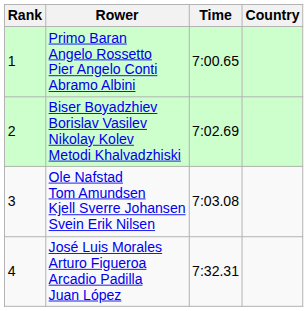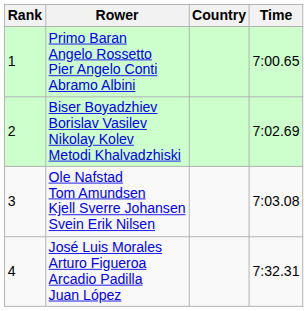columns swapped: (273, 15) <-> (216, 15)
